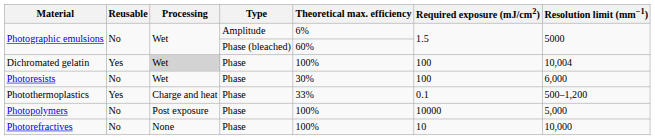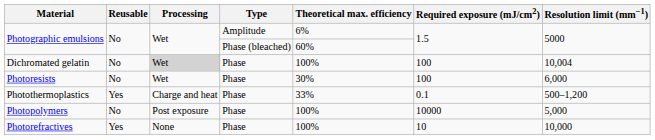(116, 63) Yes -> (115, 63) No
(115, 127) No -> (116, 127) Yes
